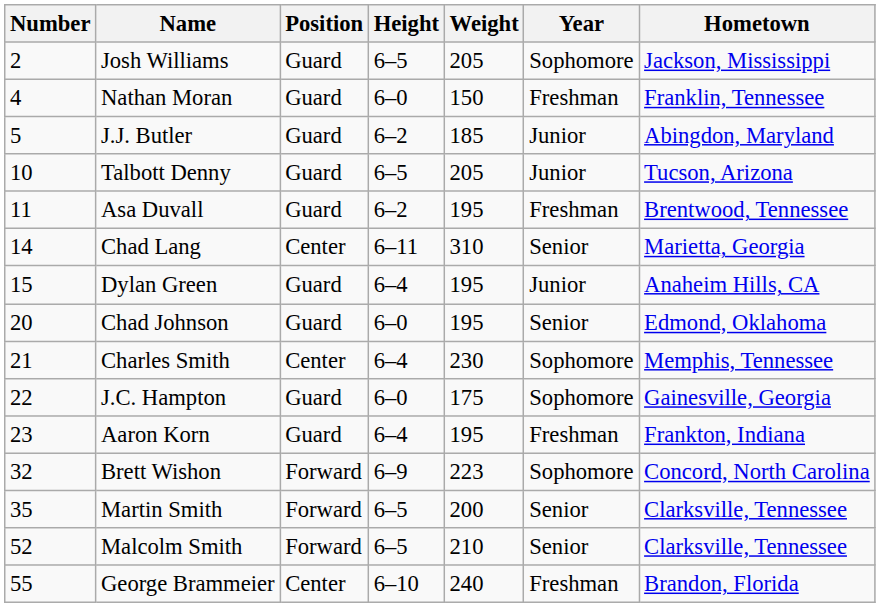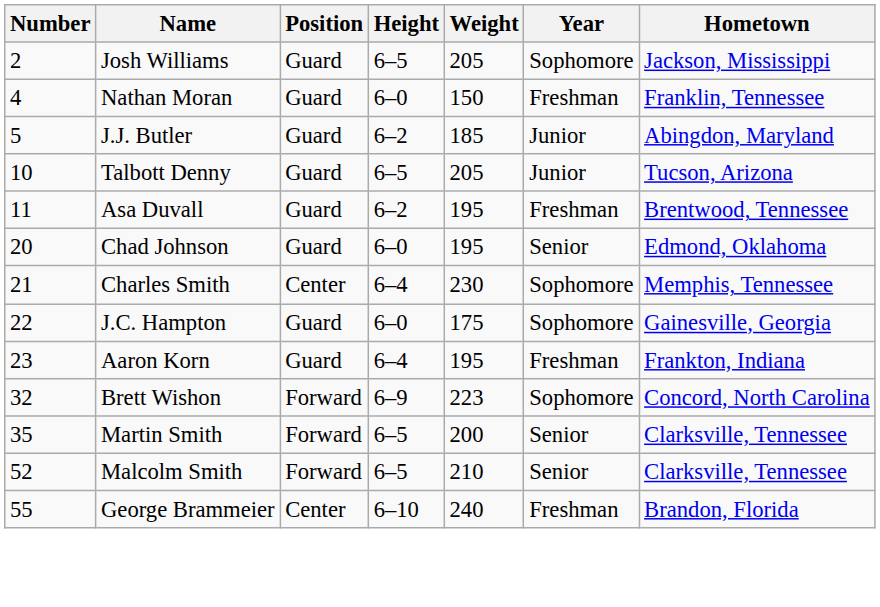- row: (151, 247)
- row: (159, 284)
